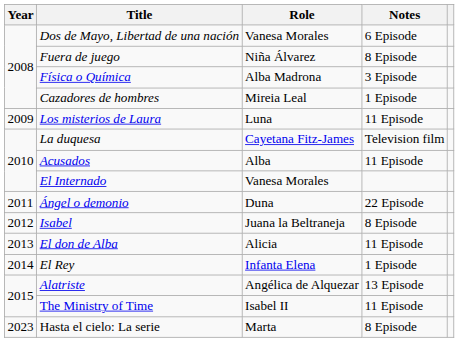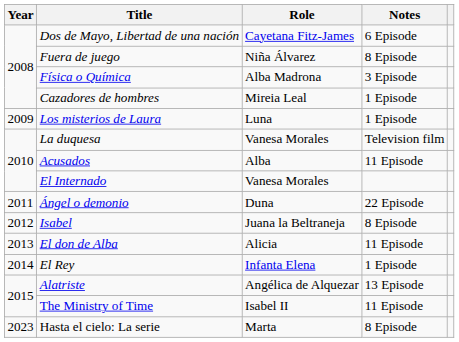(287, 35) Vanesa Morales -> (300, 35) Cayetana Fitz-James
(394, 118) 11 Episode -> (391, 118) 1 Episode
(300, 139) Cayetana Fitz-James -> (287, 139) Vanesa Morales
